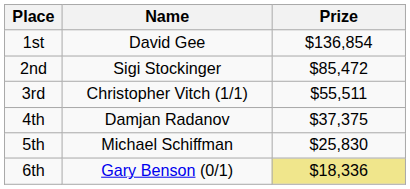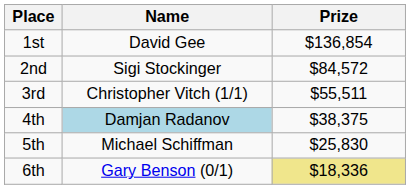(339, 68) $85,472 -> (339, 68) $84,572
(167, 119) no background -> (167, 119) lightblue background
(339, 119) $37,375 -> (339, 119) $38,375
